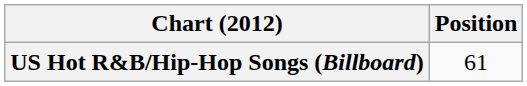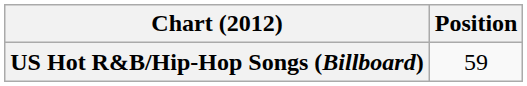(476, 61) 61 -> (476, 61) 59
